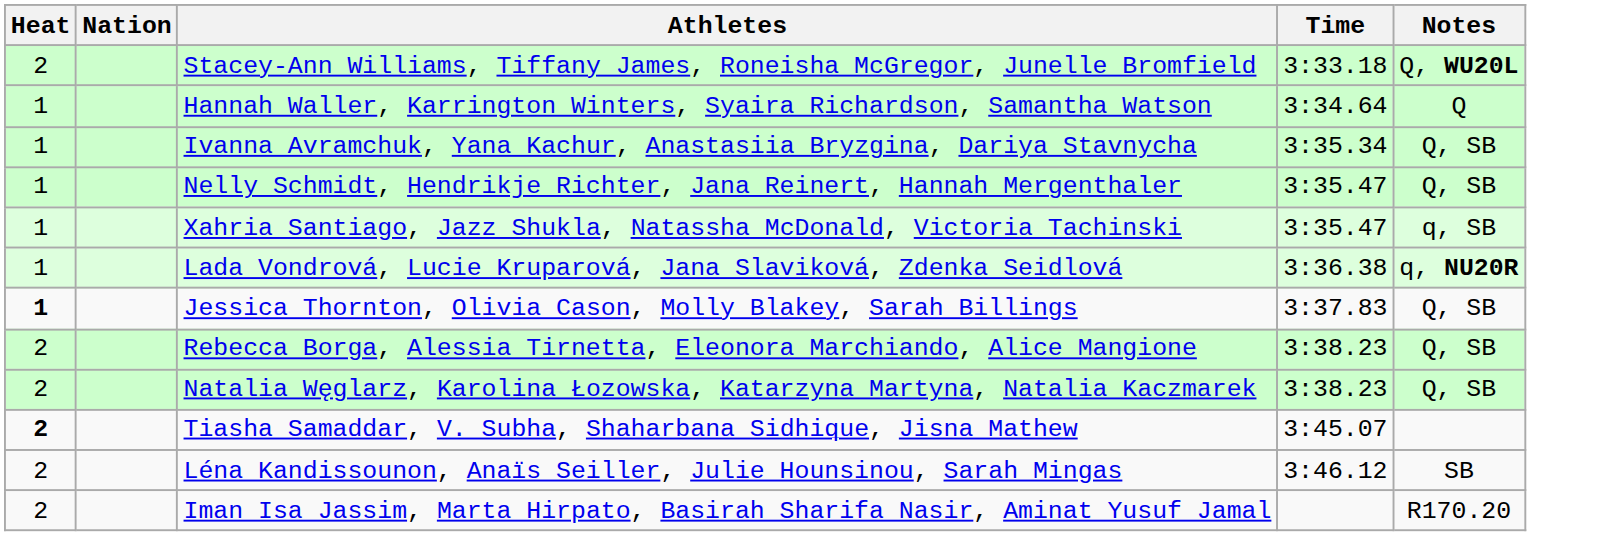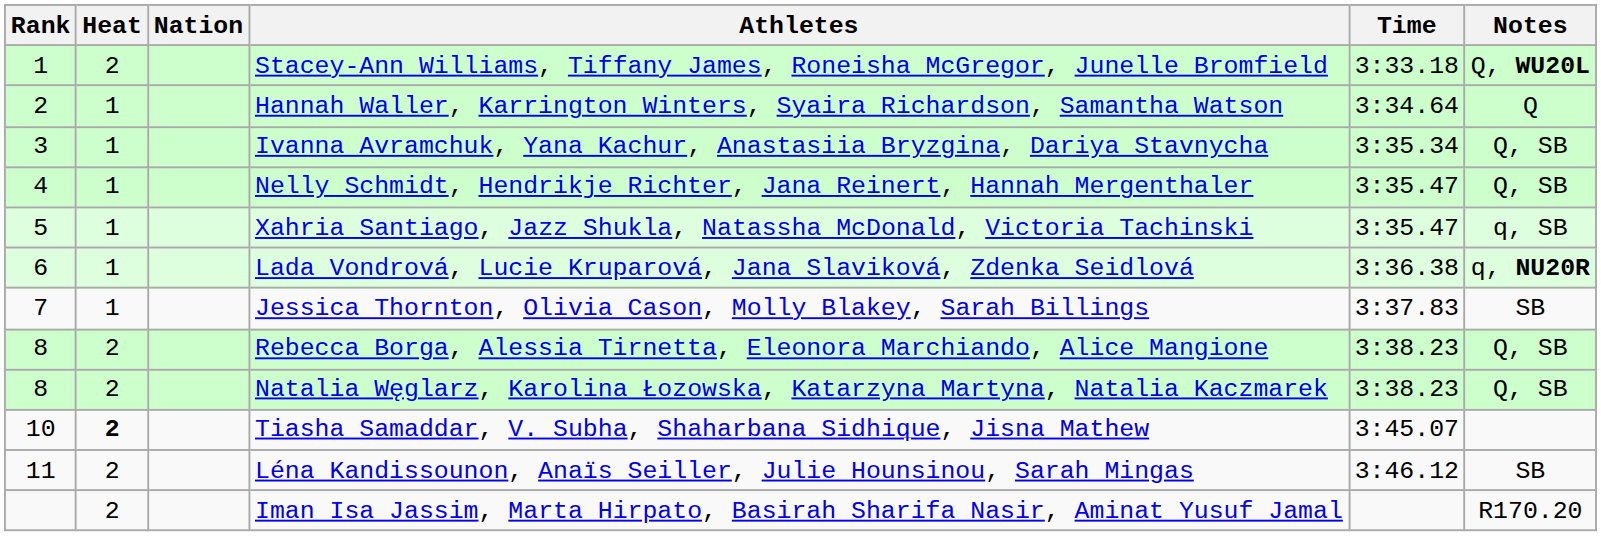+ column: (41, 25)
(41, 308) bold -> (112, 308) normal
(1459, 308) Q, SB -> (1530, 308) SB
